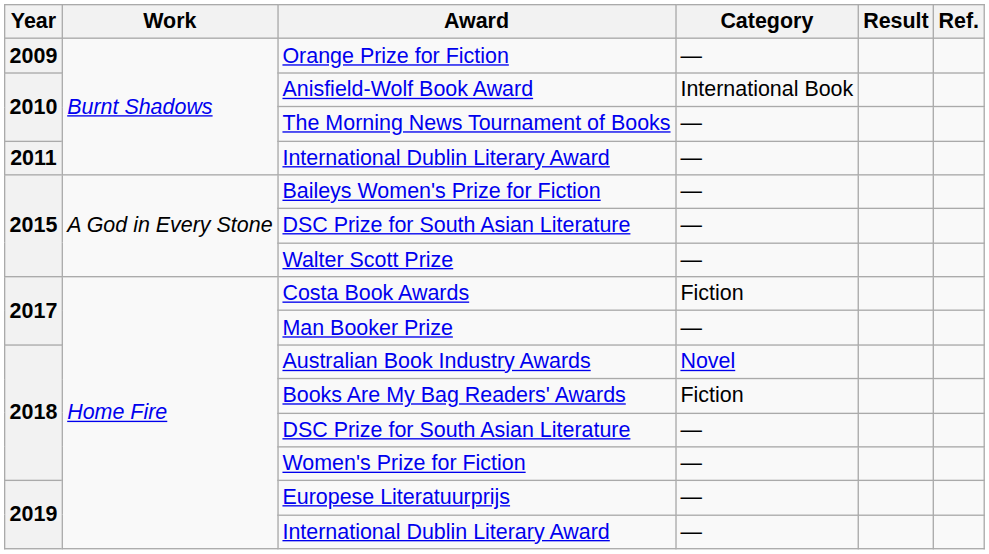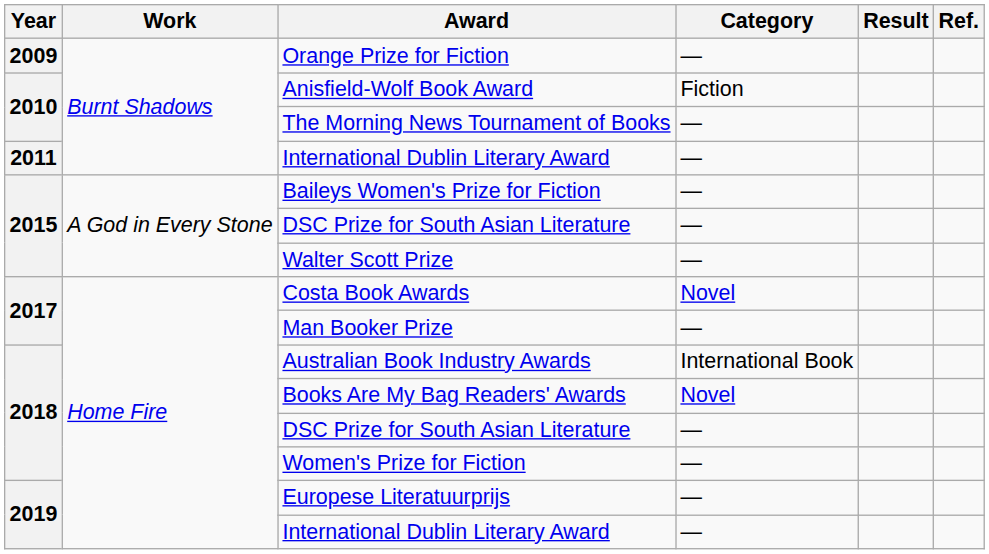(767, 89) International Book -> (712, 89) Fiction
(712, 293) Fiction -> (708, 293) Novel
(708, 361) Novel -> (767, 361) International Book
(712, 395) Fiction -> (708, 395) Novel
